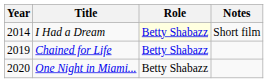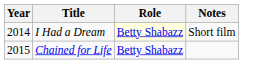(19, 50) 2019 -> (19, 50) 2015
- row: (86, 68)
